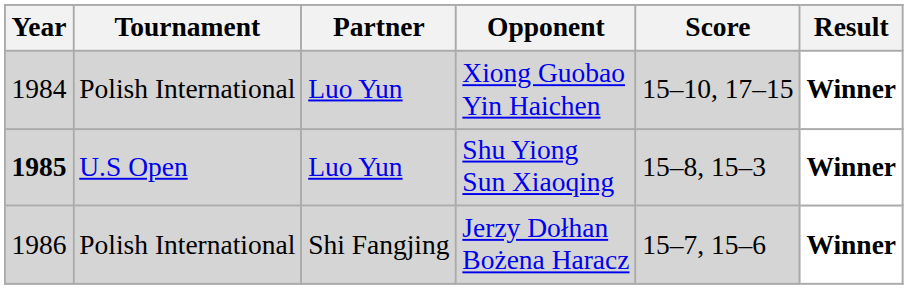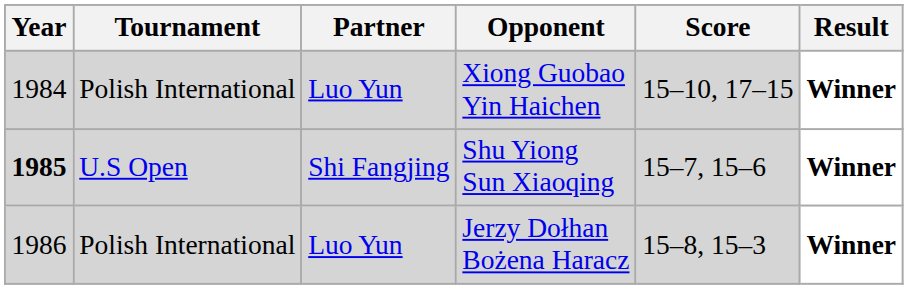(355, 167) Luo Yun -> (379, 167) Shi Fangjing
(704, 167) 15–8, 15–3 -> (704, 167) 15–7, 15–6
(379, 244) Shi Fangjing -> (355, 244) Luo Yun
(704, 244) 15–7, 15–6 -> (704, 244) 15–8, 15–3
